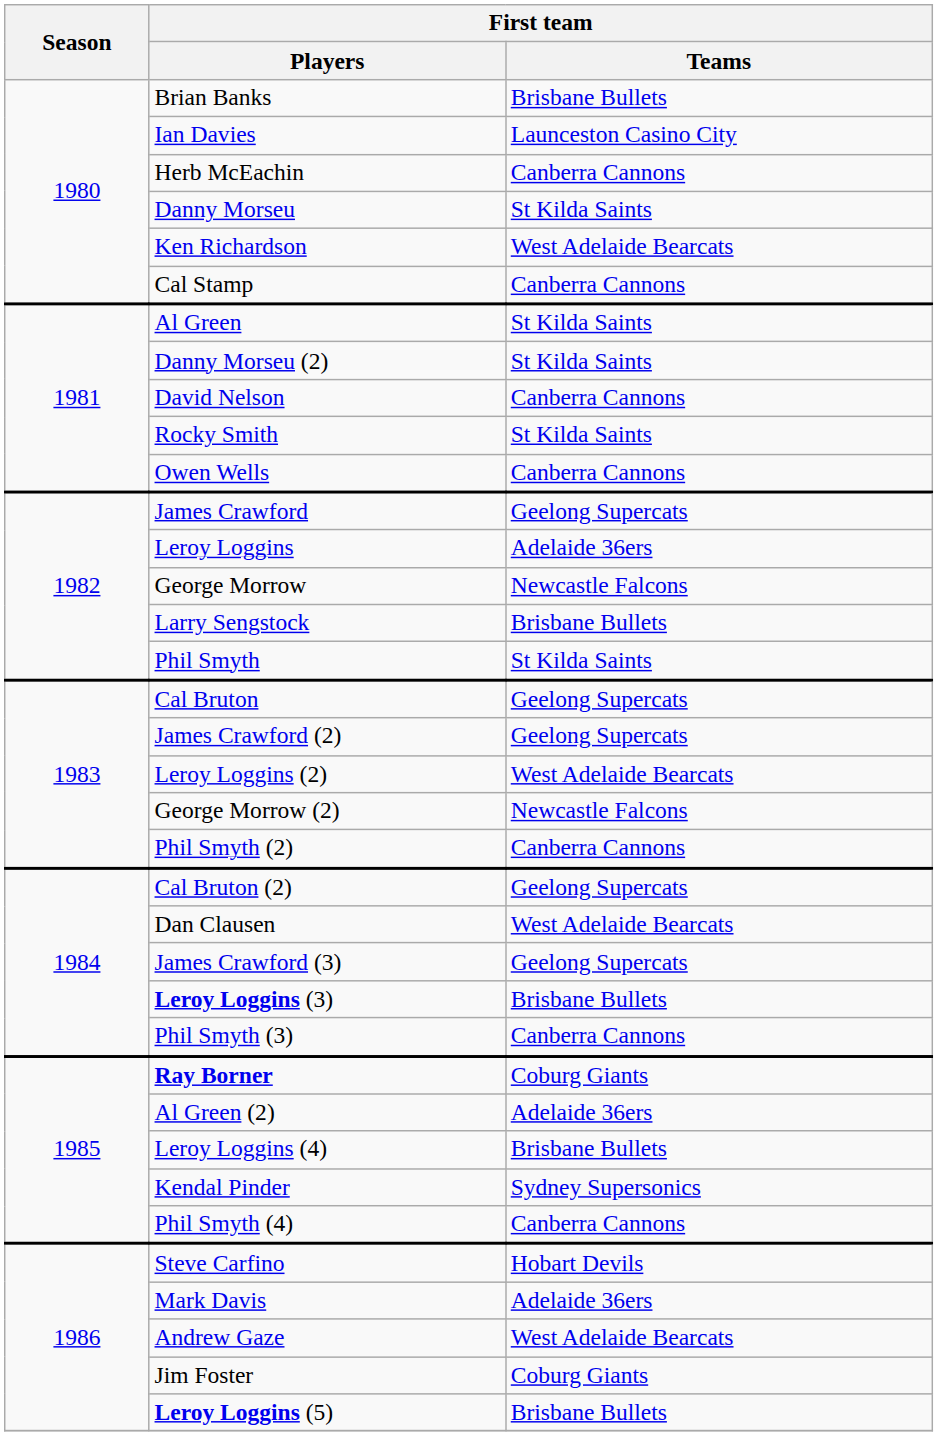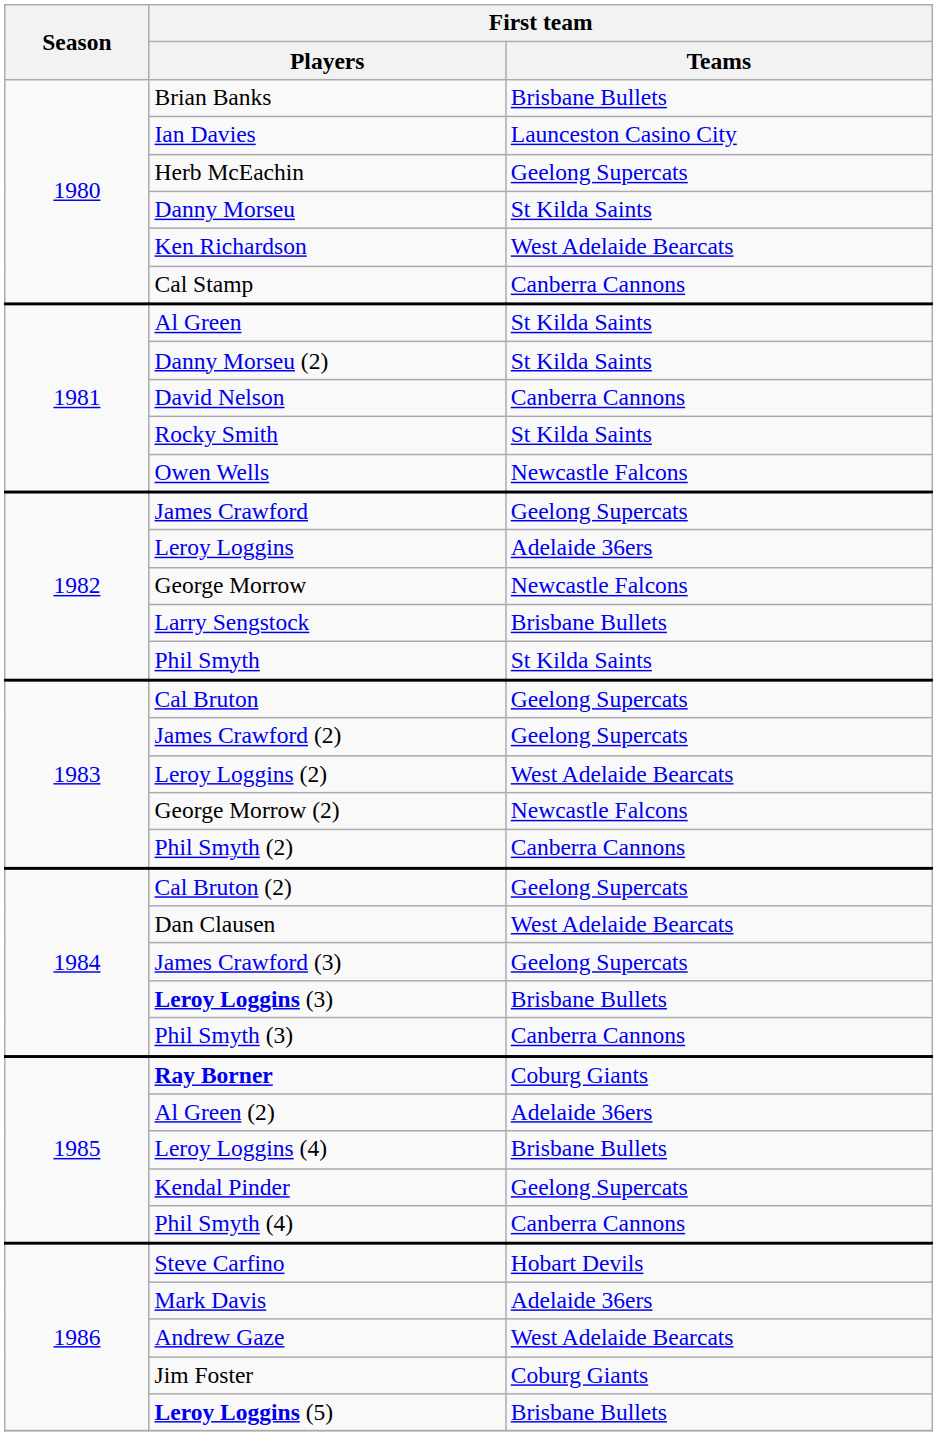(598, 172) Canberra Cannons -> (599, 172) Geelong Supercats
(598, 472) Canberra Cannons -> (599, 472) Newcastle Falcons
(606, 1186) Sydney Supersonics -> (599, 1186) Geelong Supercats
